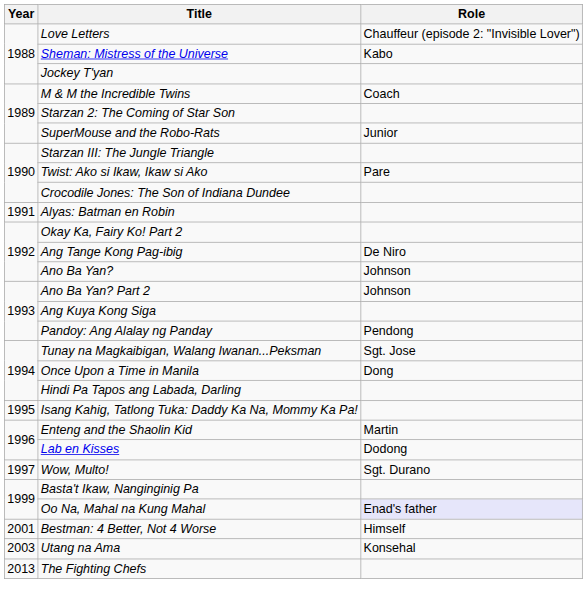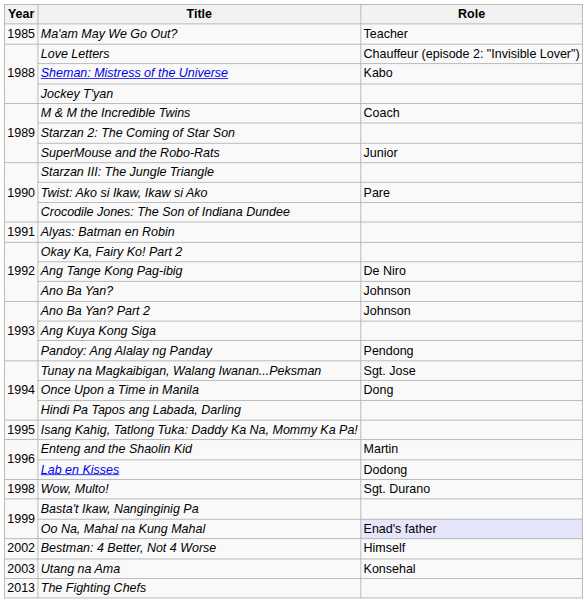+ row: (109, 34)
(21, 469) 1997 -> (21, 489) 1998
(21, 529) 2001 -> (21, 548) 2002
